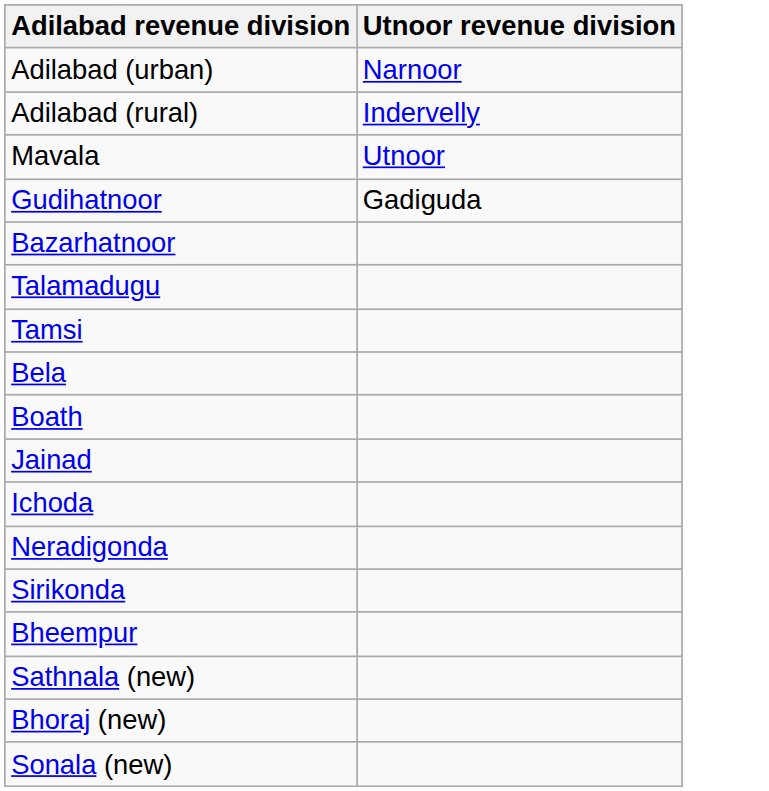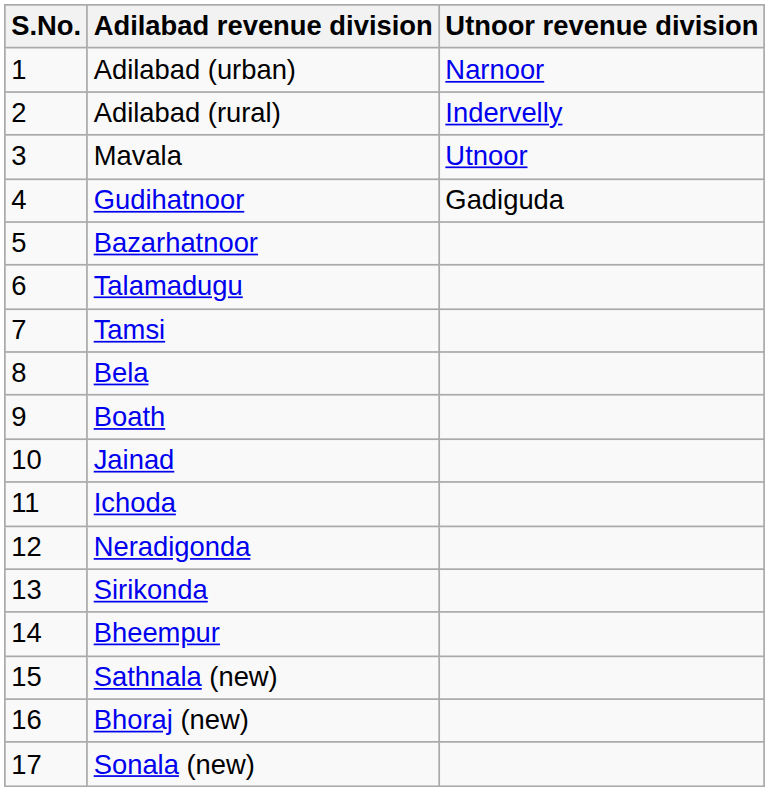+ column: (46, 26)
